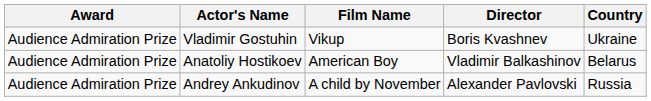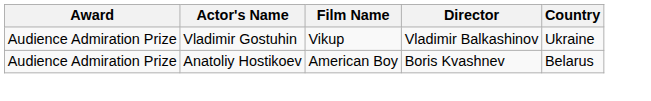(497, 38) Boris Kvashnev -> (472, 38) Vladimir Balkashinov
(514, 61) Vladimir Balkashinov -> (455, 61) Boris Kvashnev
- row: (241, 84)
